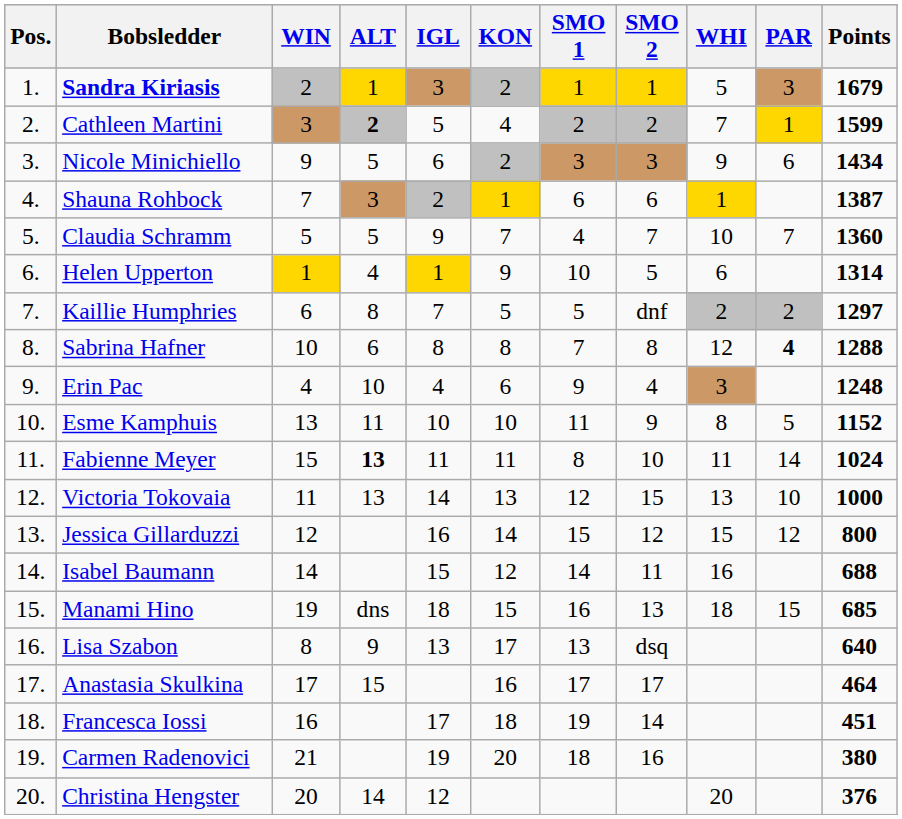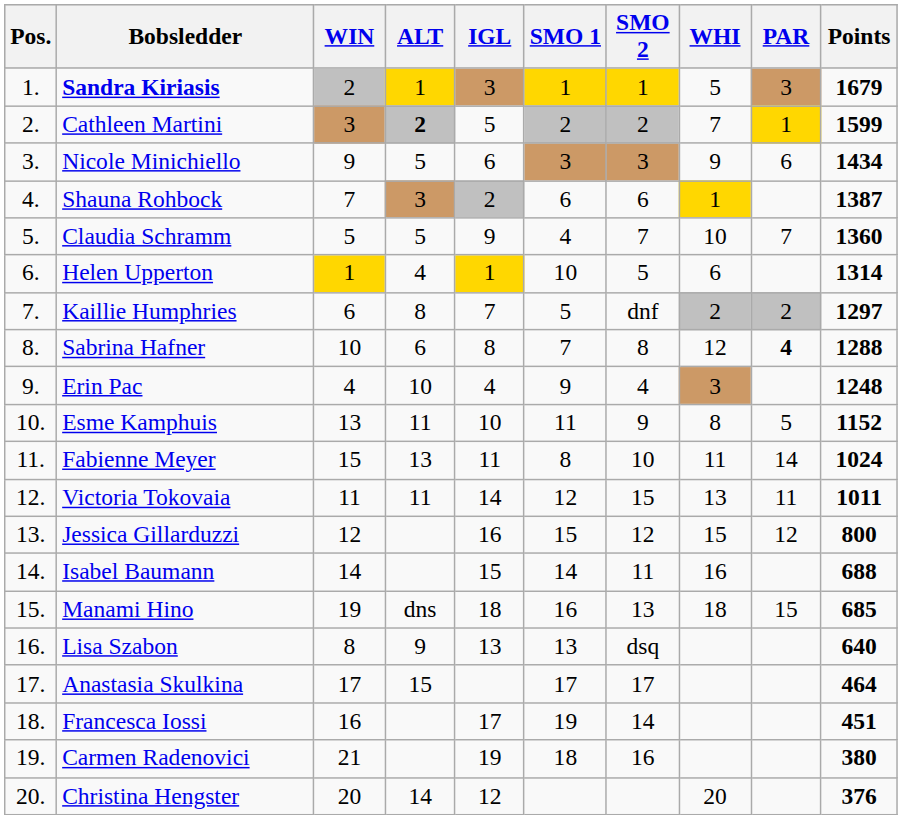- column: (505, 36)
(373, 459) bold -> (420, 459) normal
(373, 497) 13 -> (420, 497) 11
(789, 497) 10 -> (786, 497) 11
(859, 497) 1000 -> (859, 497) 1011
